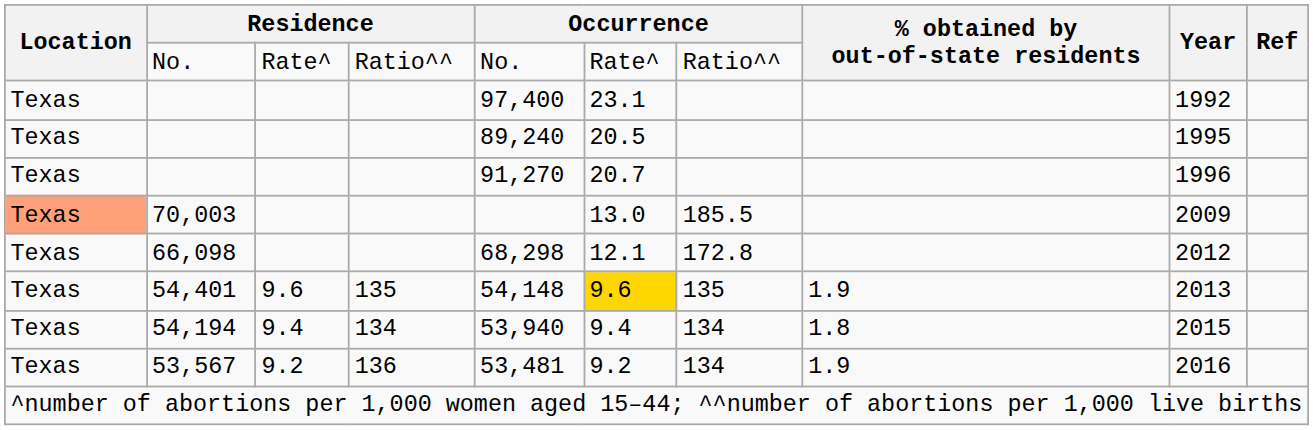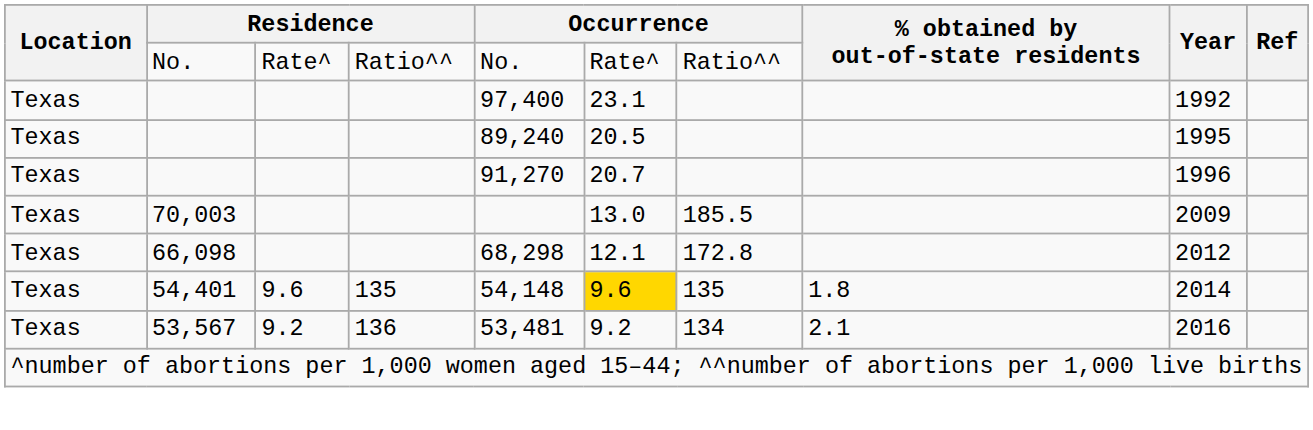(46, 215) lightsalmon background -> (46, 215) no background
(829, 291) 1.9 -> (829, 291) 1.8
(1203, 291) 2013 -> (1203, 291) 2014
- row: (194, 329)
(829, 367) 1.9 -> (829, 329) 2.1
